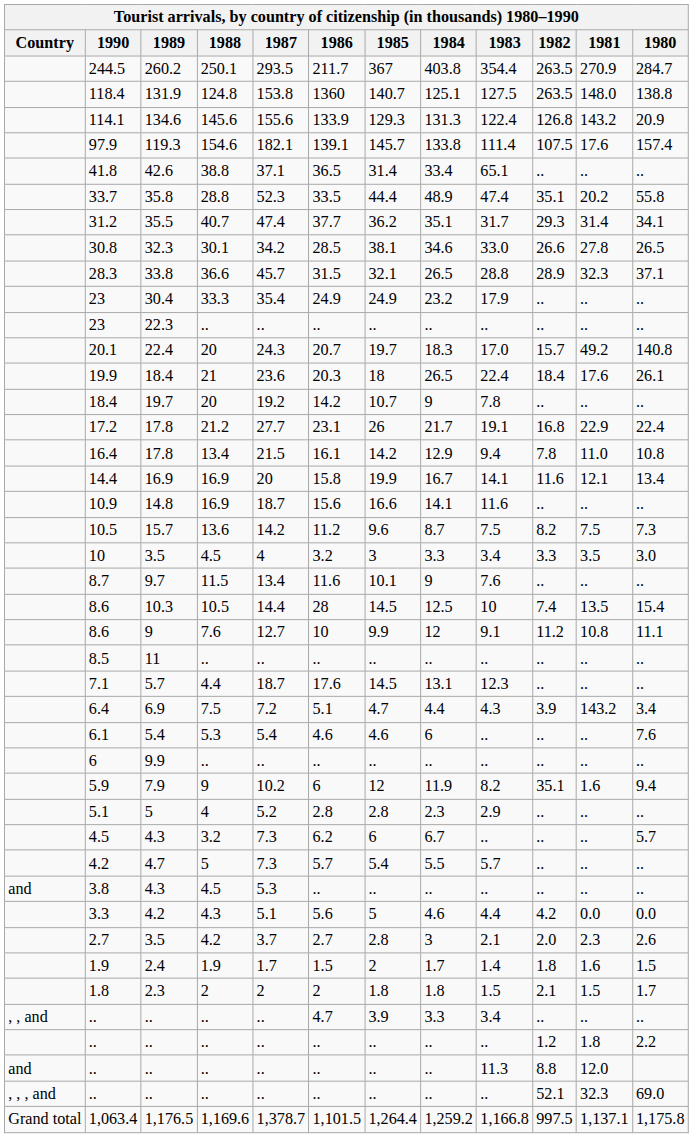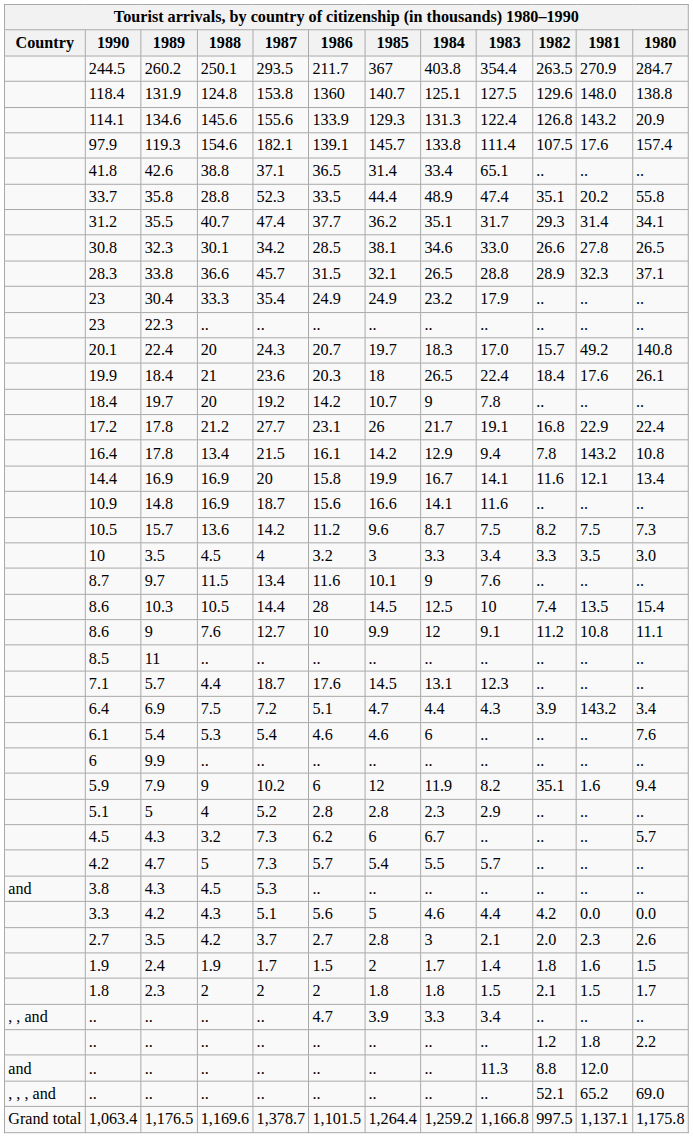(554, 94) 263.5 -> (554, 94) 129.6
(594, 453) 11.0 -> (598, 453) 143.2
(594, 1093) 32.3 -> (594, 1093) 65.2
